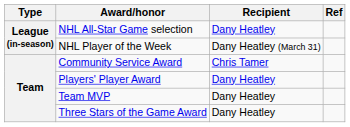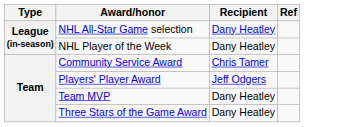(266, 46) Dany Heatley (March 31) -> (243, 46) Dany Heatley
(243, 79) Dany Heatley -> (239, 79) Jeff Odgers
